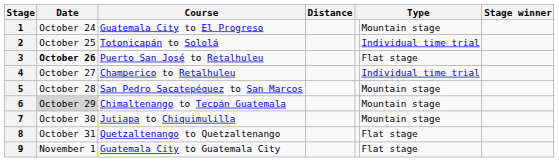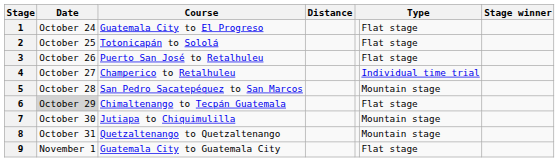(401, 27) Mountain stage -> (390, 27) Flat stage
(421, 42) Individual time trial -> (390, 42) Flat stage
(67, 58) bold -> (67, 58) normal
(401, 104) Mountain stage -> (390, 104) Flat stage
(390, 134) Flat stage -> (401, 134) Mountain stage
